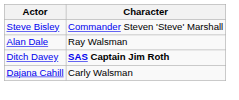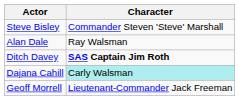(100, 73) no background -> (100, 73) paleturquoise background
+ row: (34, 88)
